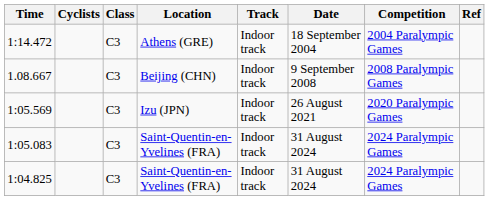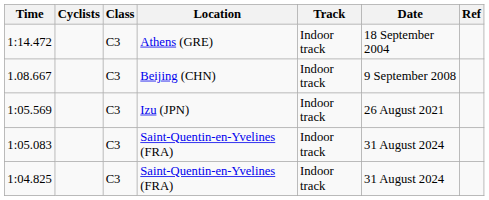- column: (412, 14)
